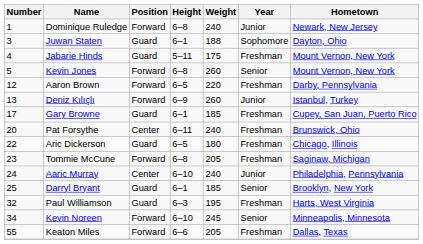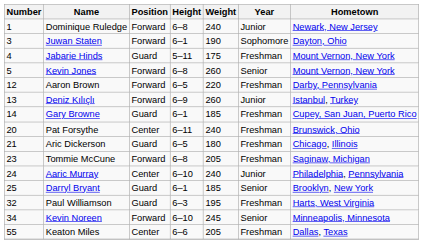(144, 41) Guard -> (148, 41) Forward
(213, 41) 188 -> (213, 41) 190
(12, 115) 17 -> (12, 115) 14
(12, 144) 22 -> (12, 144) 21
(148, 232) Forward -> (145, 232) Center
